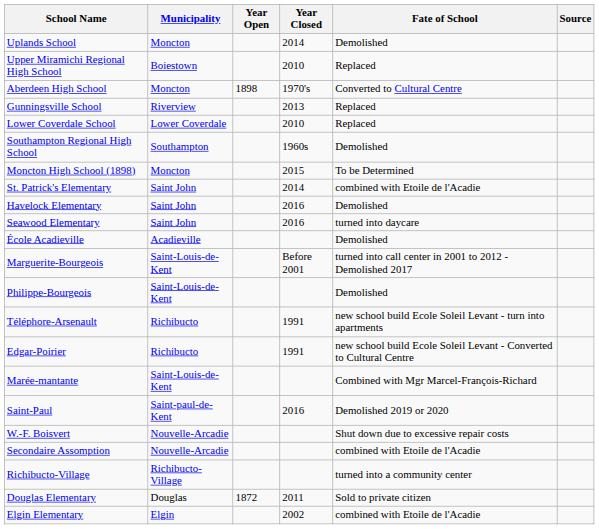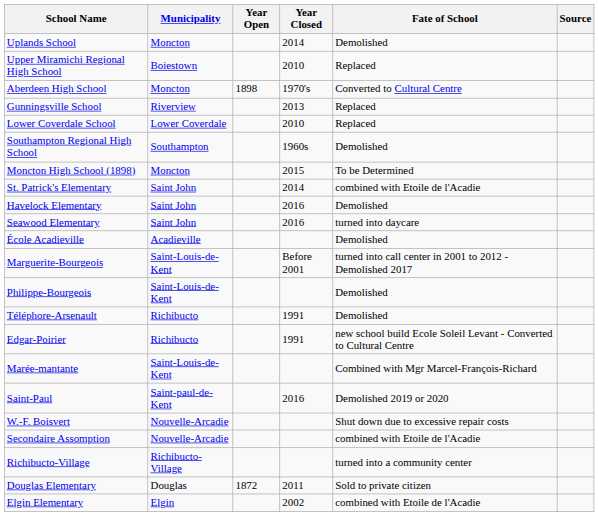(440, 322) new school build Ecole Soleil Levant - turn into apartments -> (362, 315) Demolished
